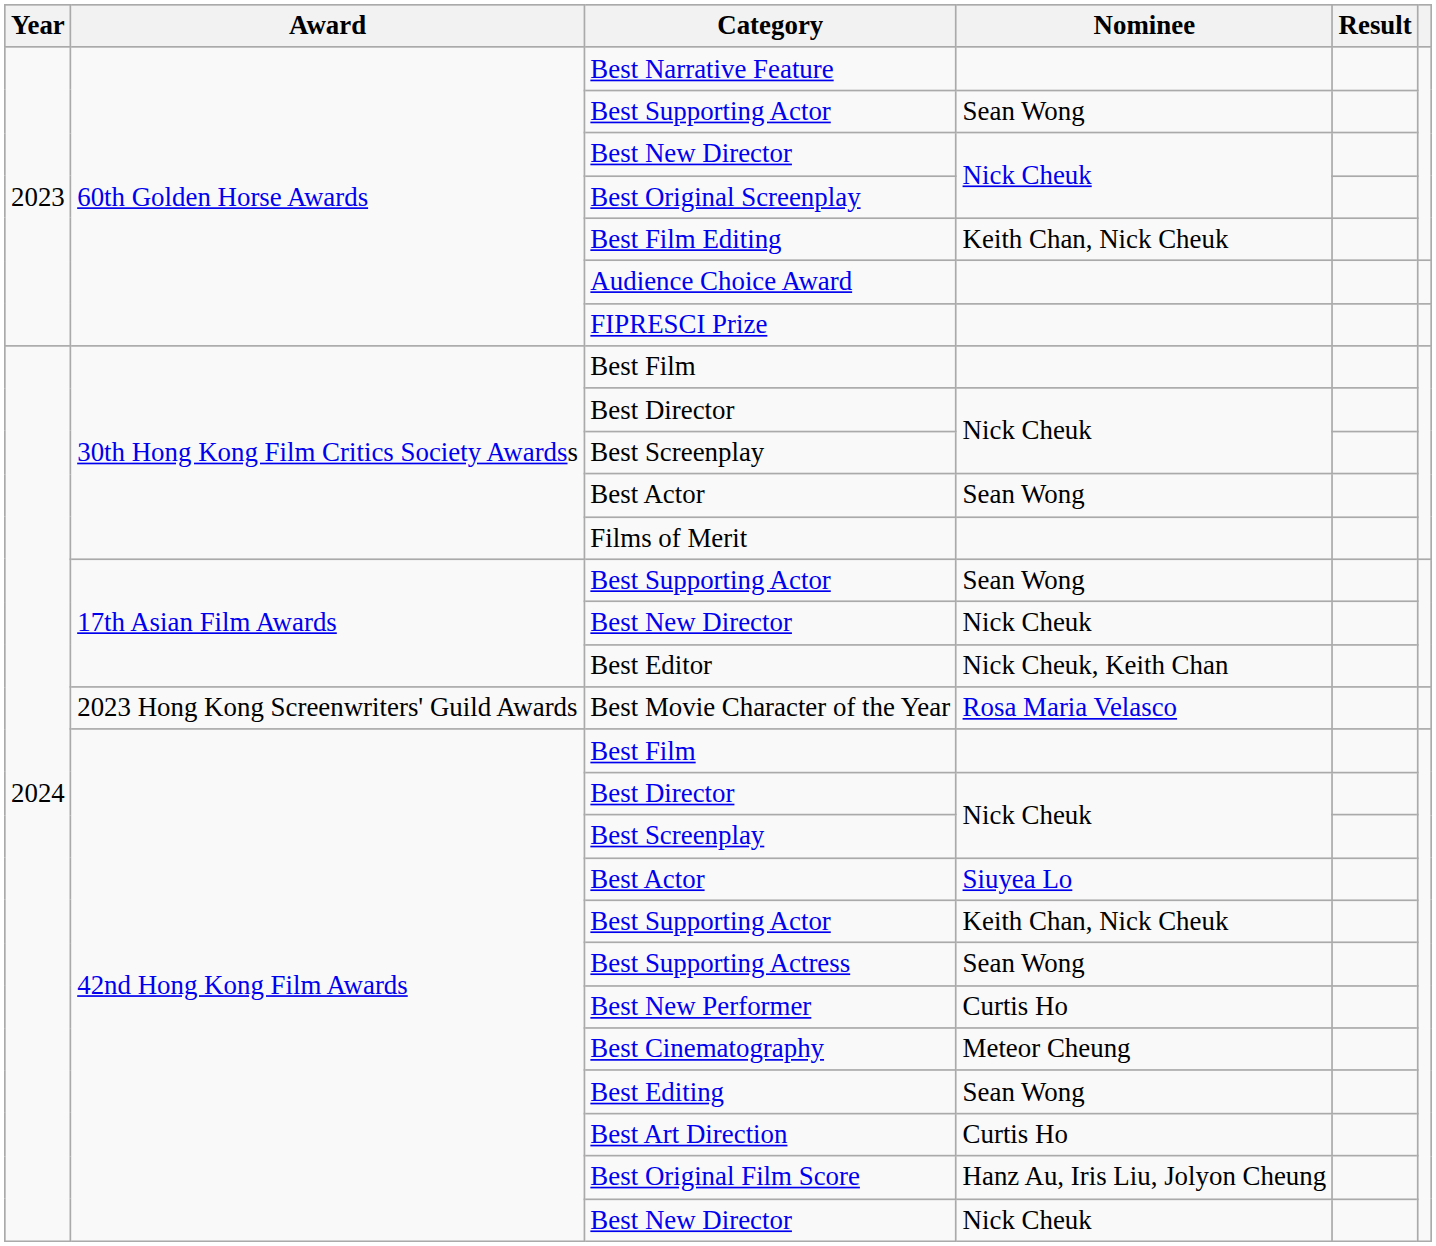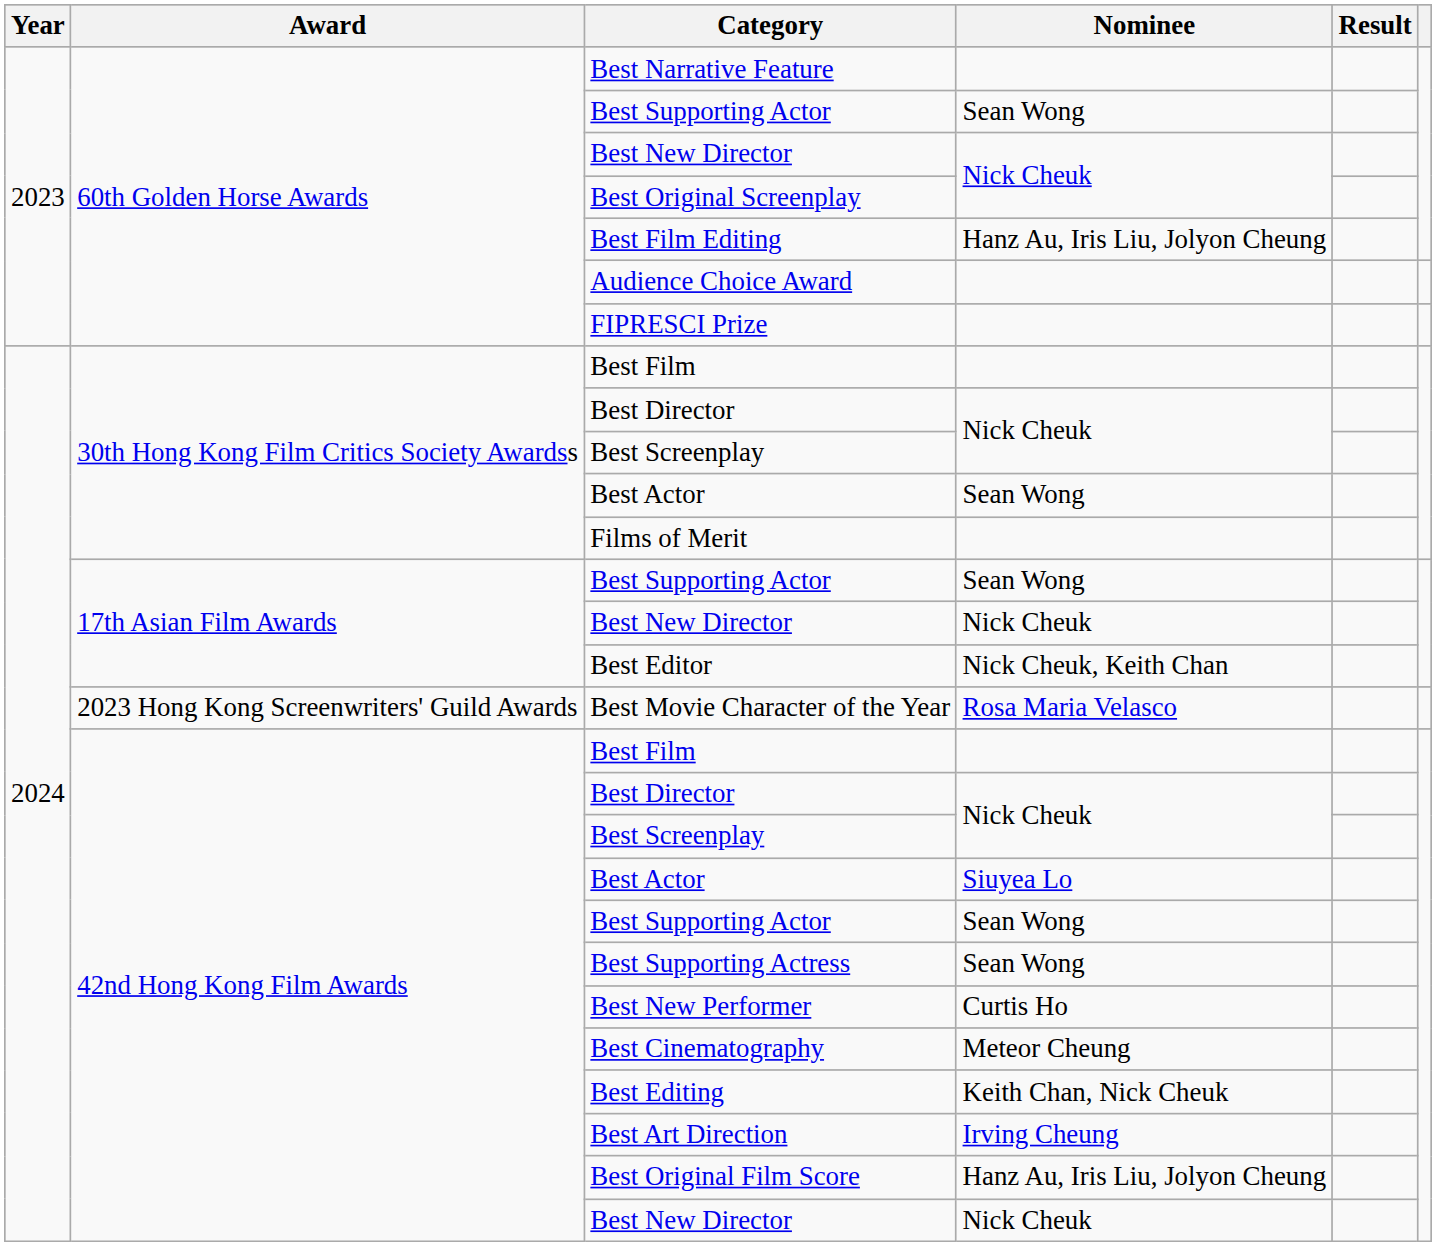(1095, 238) Keith Chan, Nick Cheuk -> (1144, 238) Hanz Au, Iris Liu, Jolyon Cheung
(1095, 921) Keith Chan, Nick Cheuk -> (1024, 921) Sean Wong
(1024, 1091) Sean Wong -> (1095, 1091) Keith Chan, Nick Cheuk
(1015, 1134) Curtis Ho -> (1041, 1134) Irving Cheung
